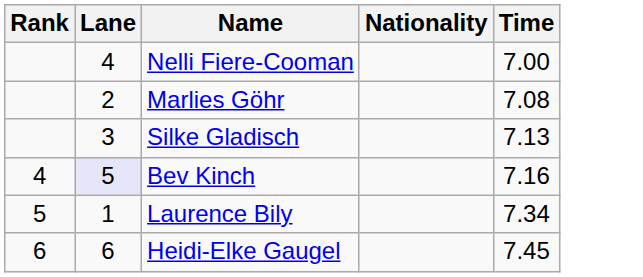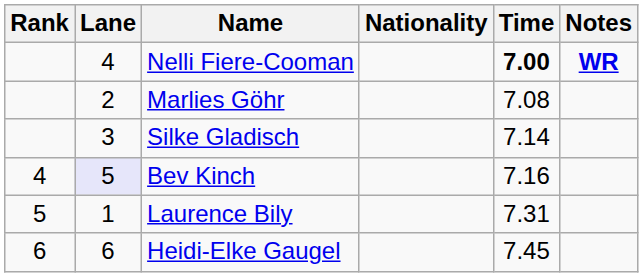+ column: (599, 23)
(526, 61) normal -> (526, 61) bold
(526, 137) 7.13 -> (526, 137) 7.14
(526, 213) 7.34 -> (526, 213) 7.31
